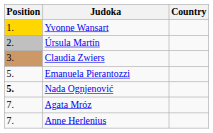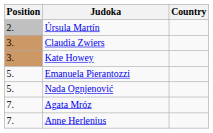- row: (77, 27)
+ row: (69, 58)
(10, 89) bold -> (10, 89) normal
